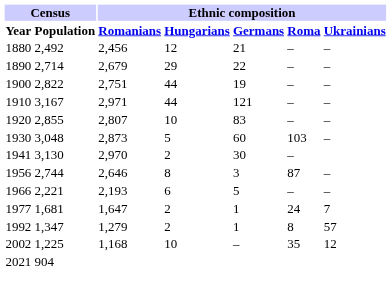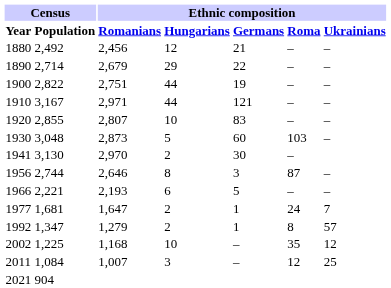+ row: (18, 262)
